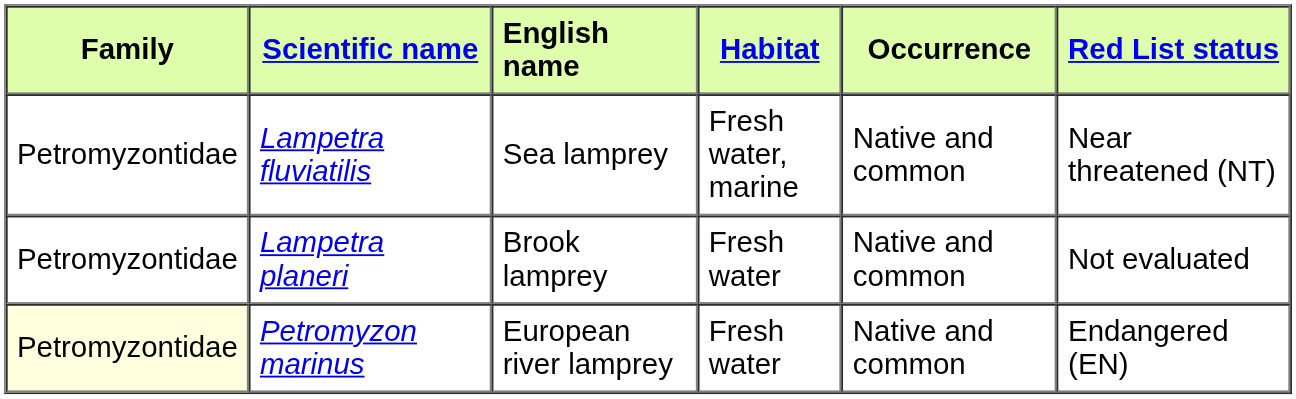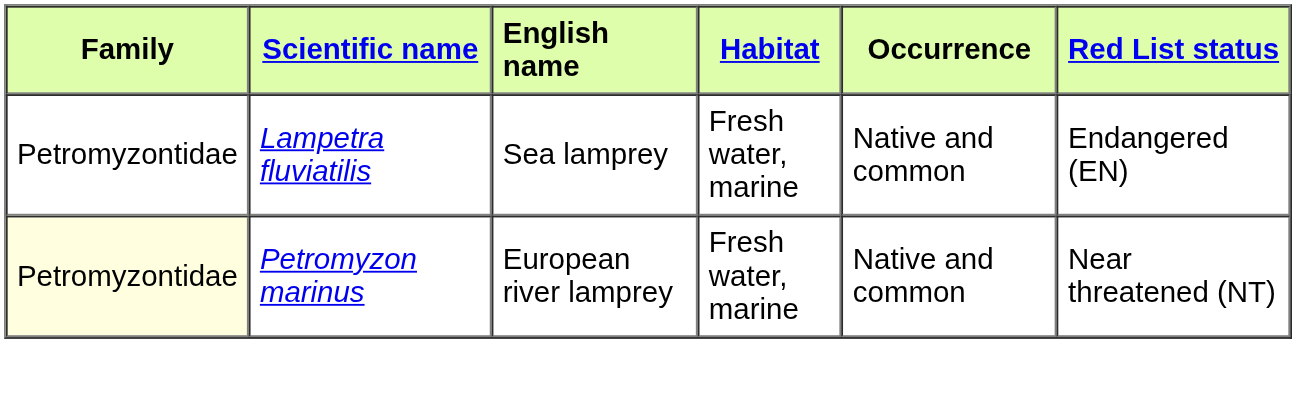(1172, 154) Near threatened (NT) -> (1148, 154) Endangered (EN)
- row: (322, 259)
(746, 347) Fresh water -> (754, 275) Fresh water, marine
(1148, 347) Endangered (EN) -> (1172, 275) Near threatened (NT)
